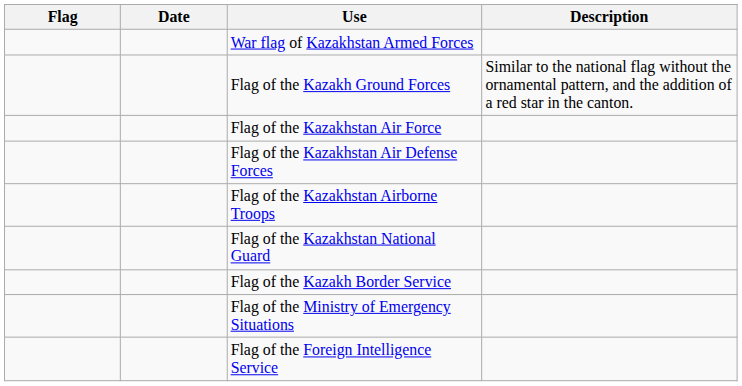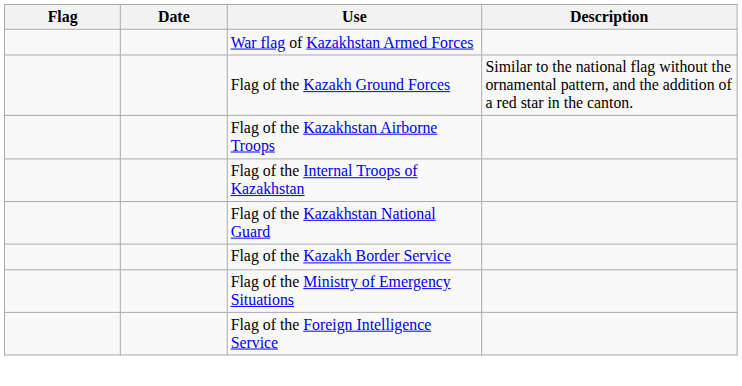- row: (336, 128)
- row: (344, 162)
+ row: (324, 179)
